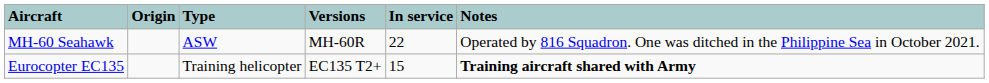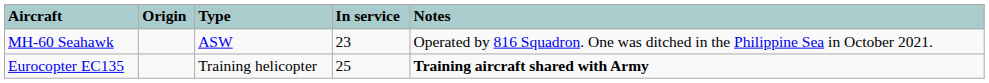- column: (337, 16)
(397, 41) 22 -> (343, 41) 23
(397, 66) 15 -> (343, 66) 25
